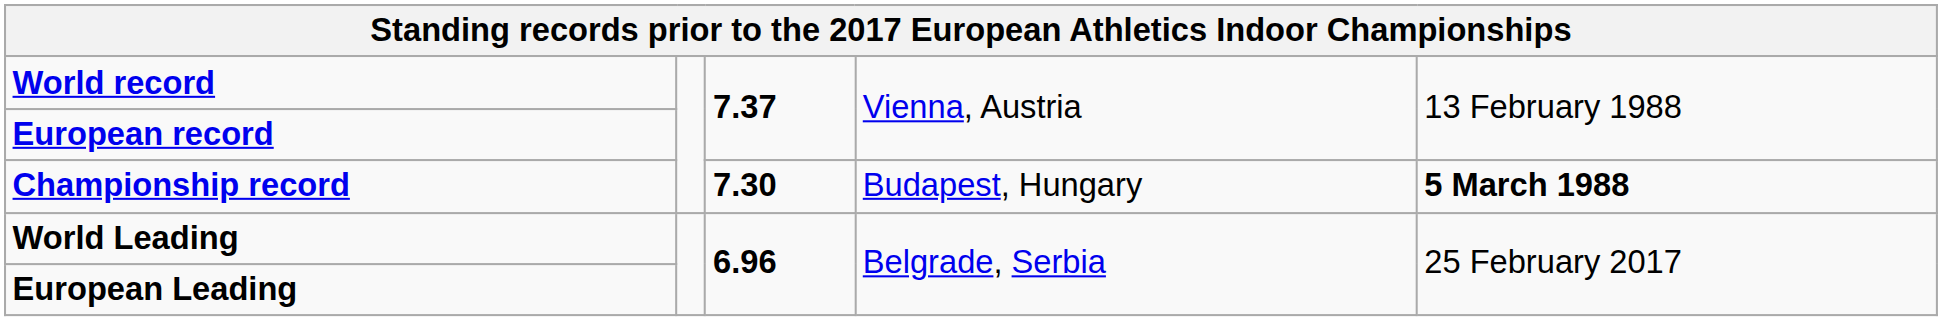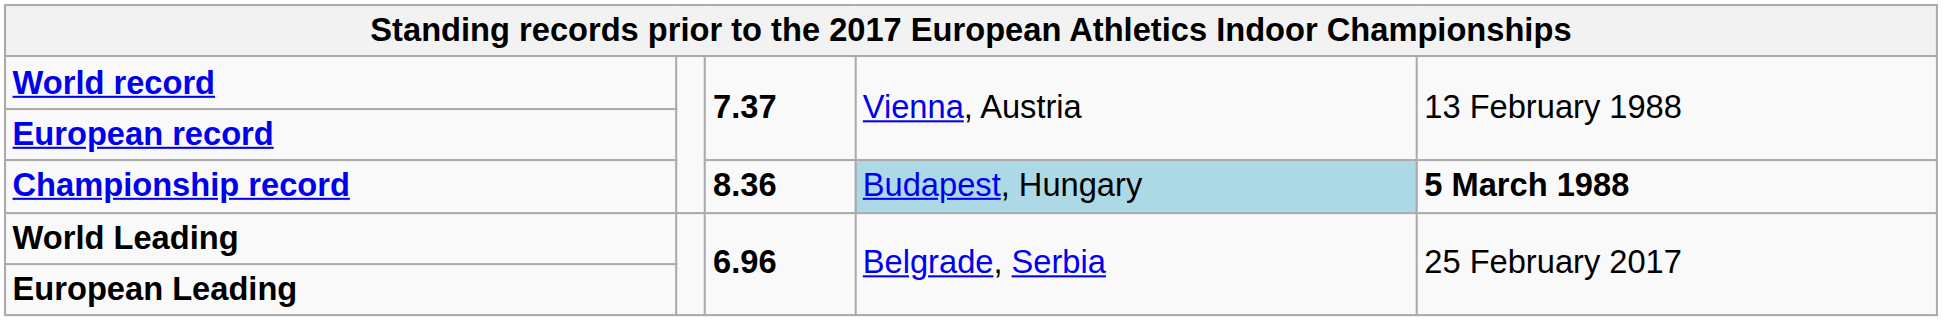(745, 185) 7.30 -> (745, 185) 8.36
(1003, 185) no background -> (1003, 185) lightblue background
